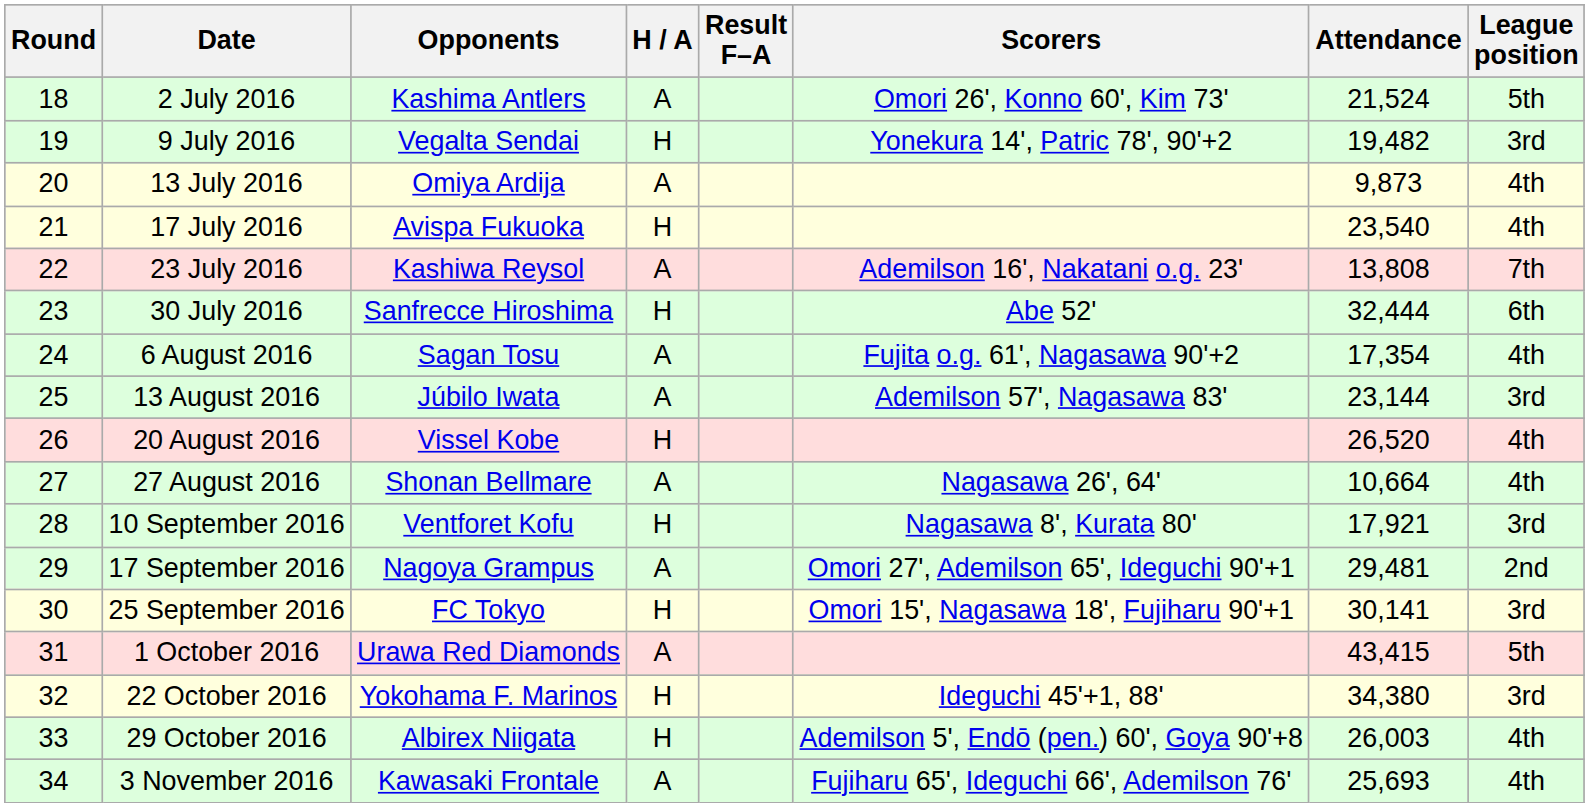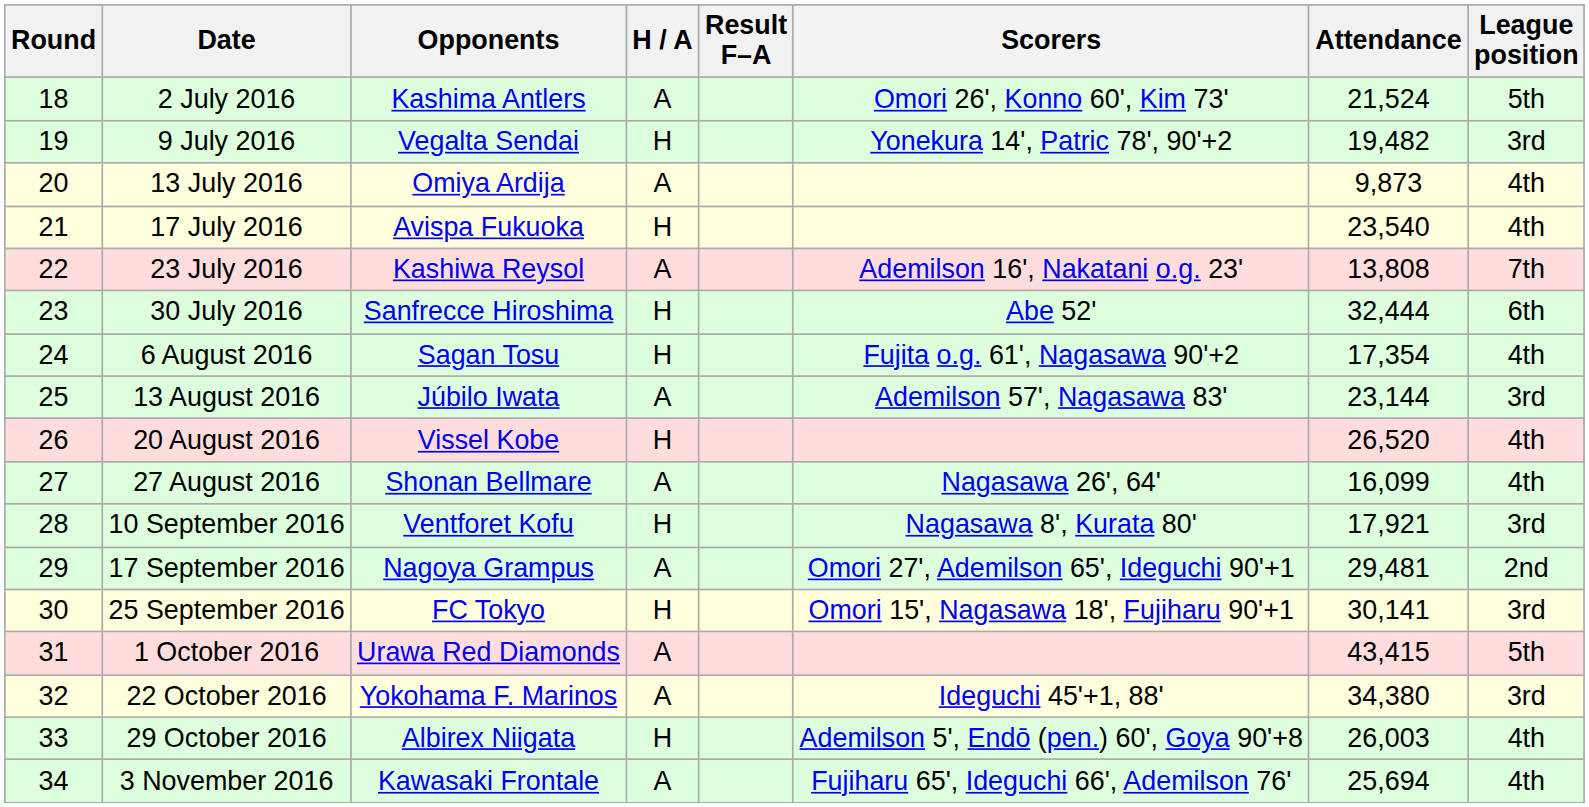(662, 354) A -> (662, 354) H
(1388, 482) 10,664 -> (1388, 482) 16,099
(662, 695) H -> (662, 695) A
(1388, 780) 25,693 -> (1388, 780) 25,694
